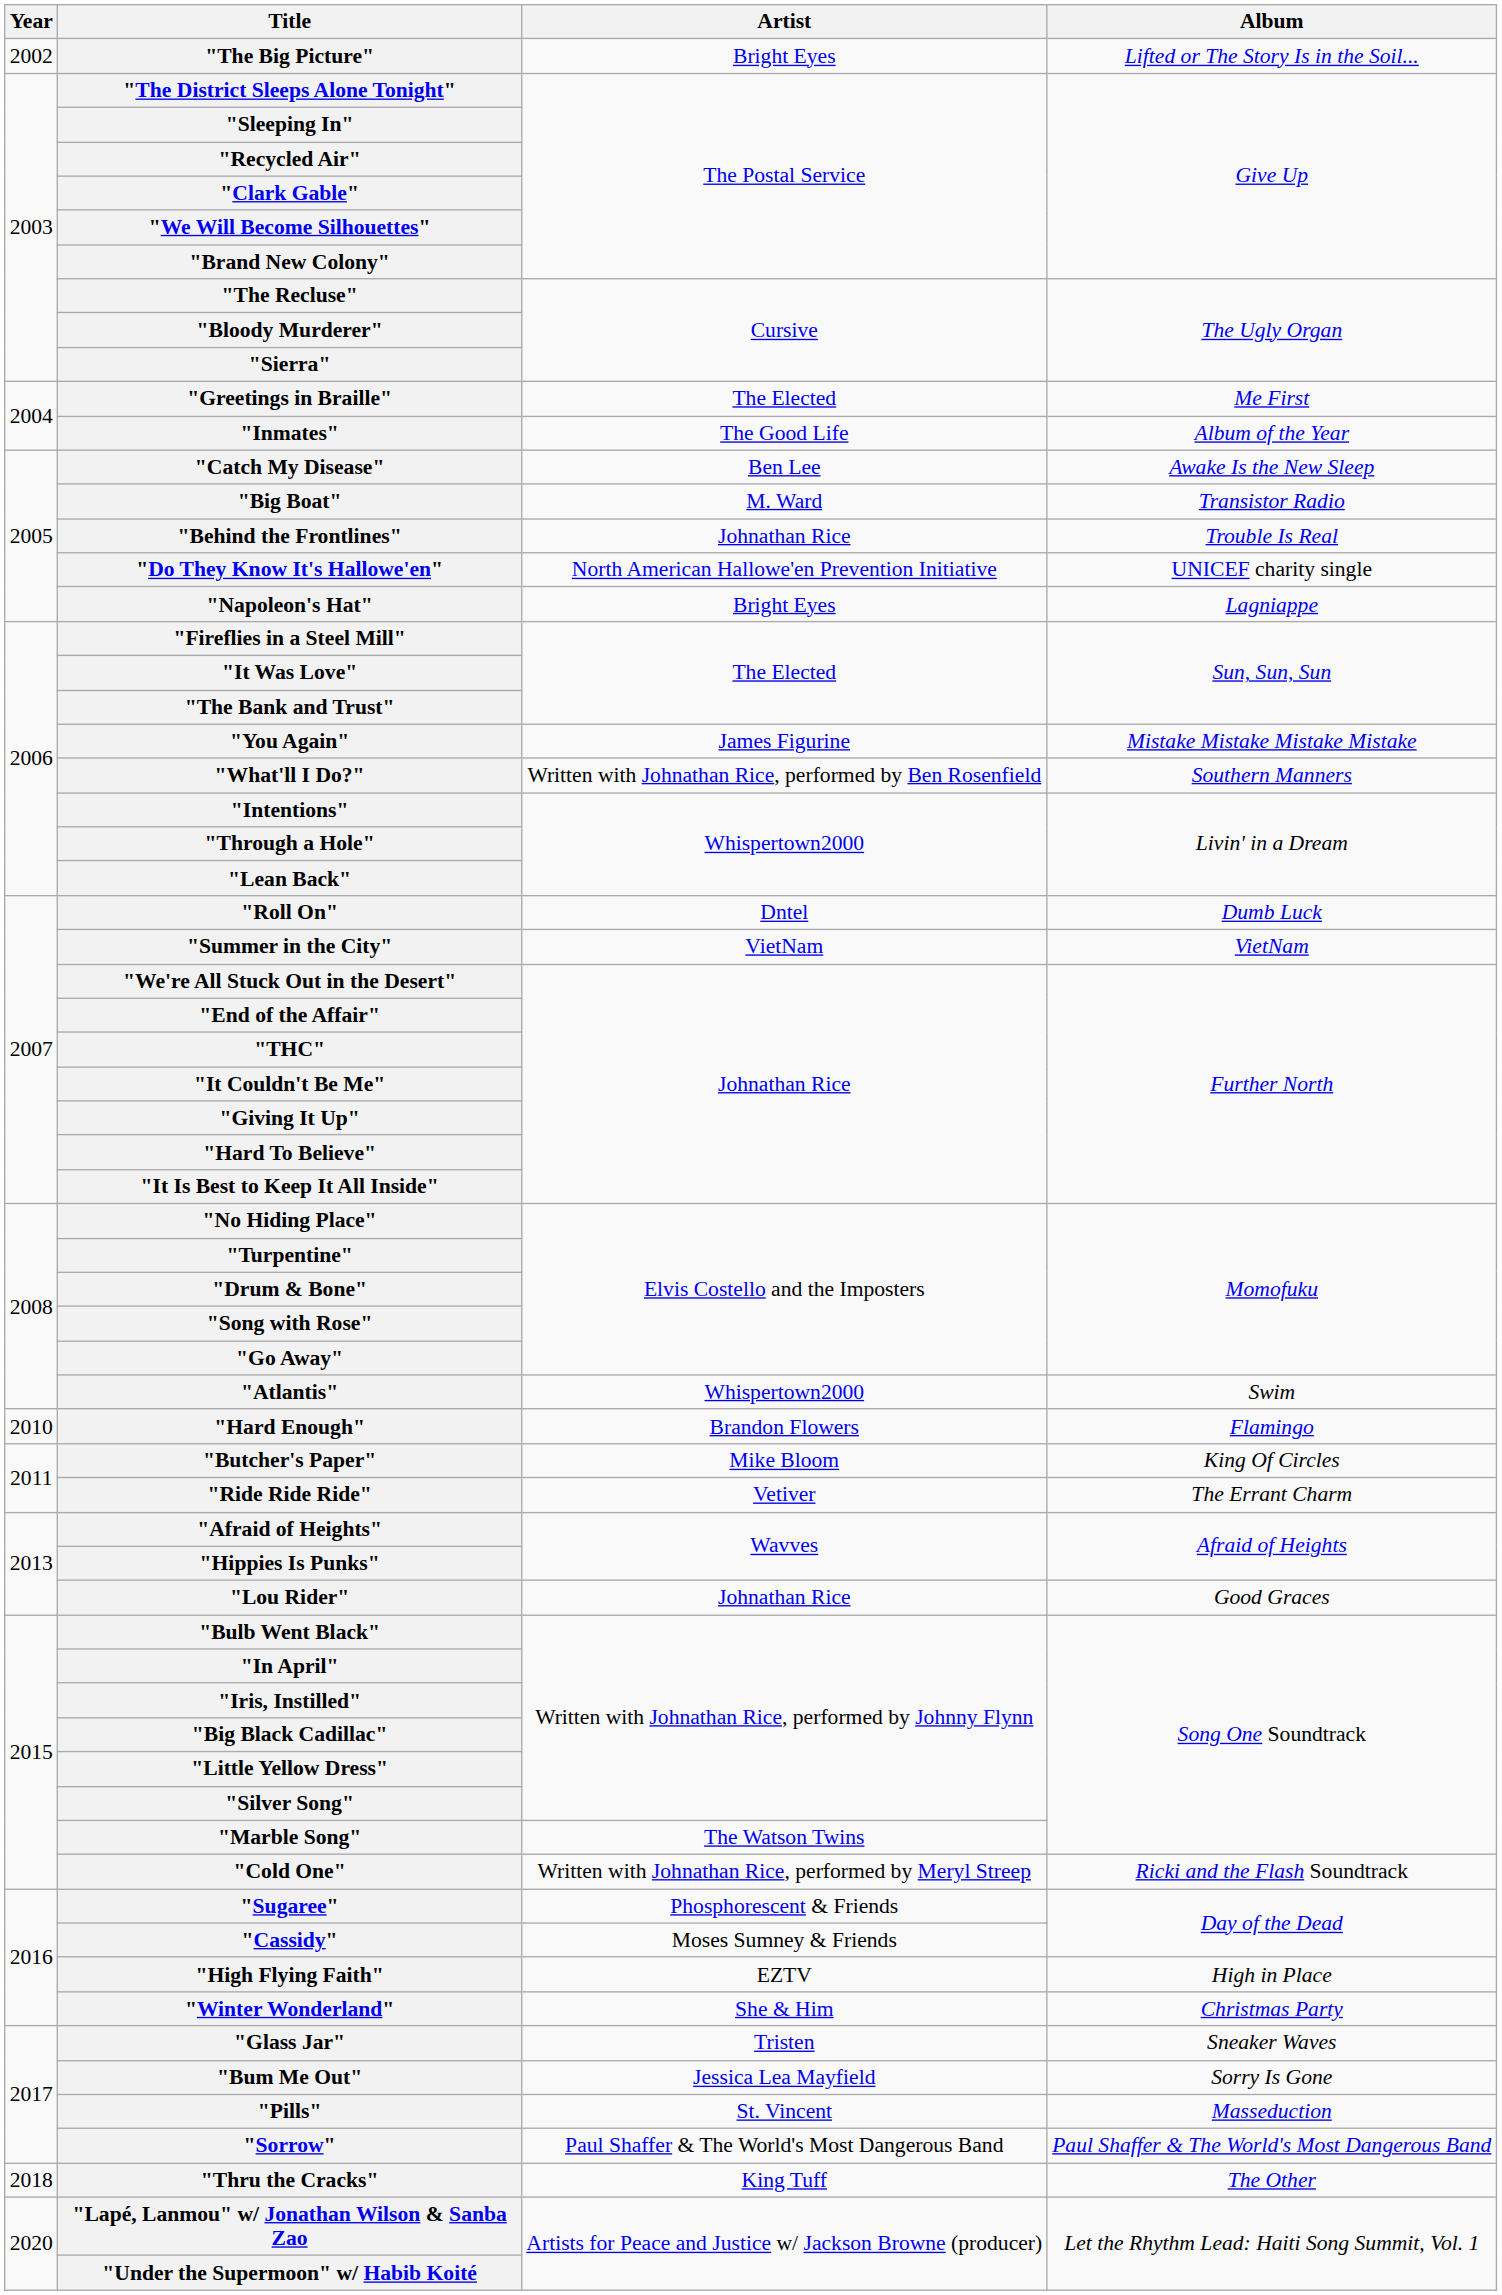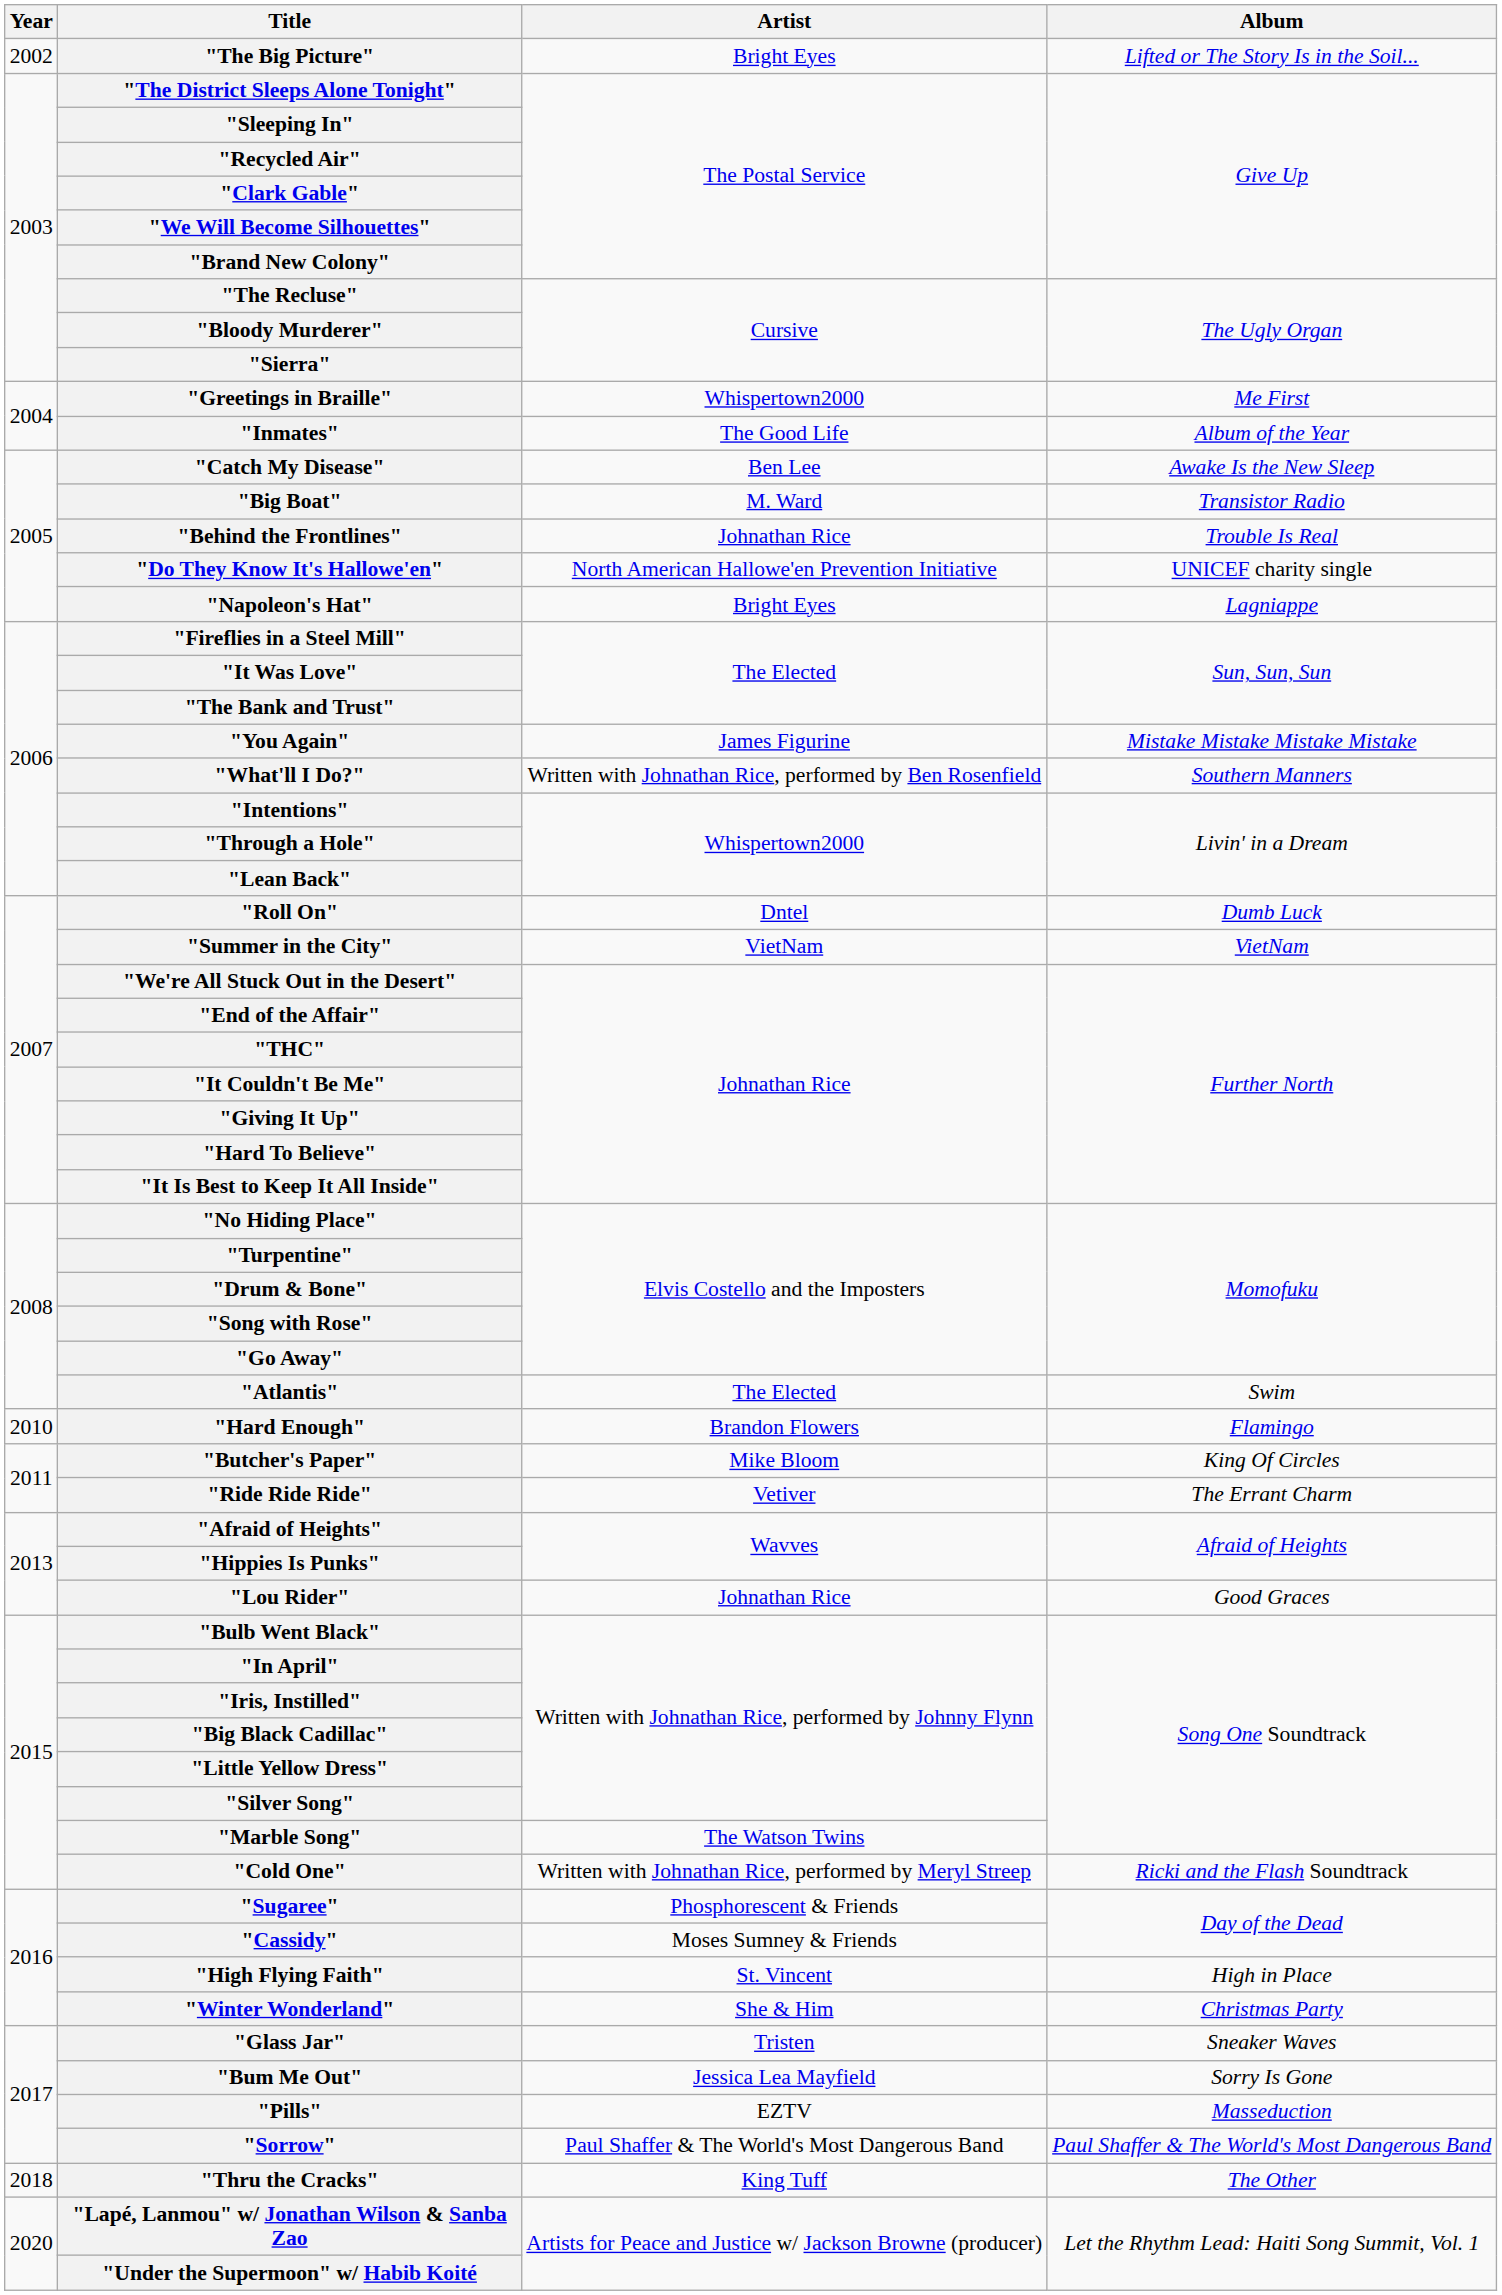(784, 398) The Elected -> (784, 398) Whispertown2000
(784, 1391) Whispertown2000 -> (784, 1391) The Elected
(784, 1974) EZTV -> (784, 1974) St. Vincent
(784, 2111) St. Vincent -> (784, 2111) EZTV
